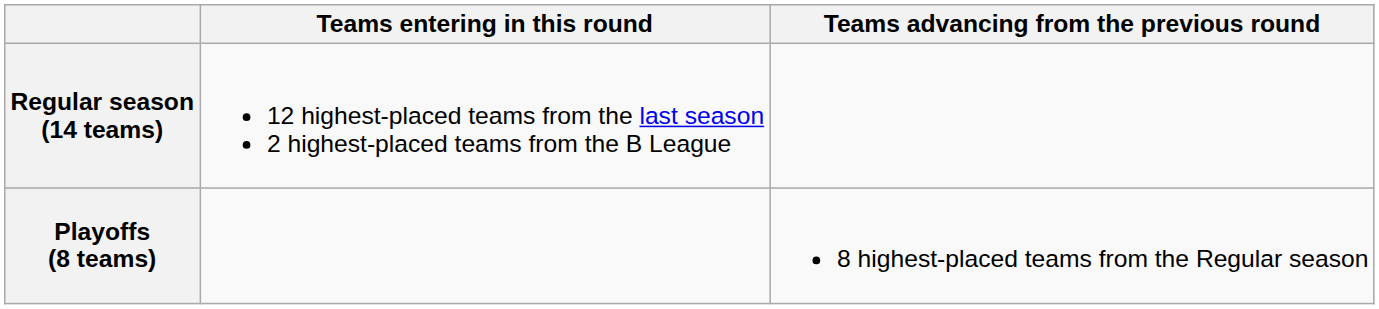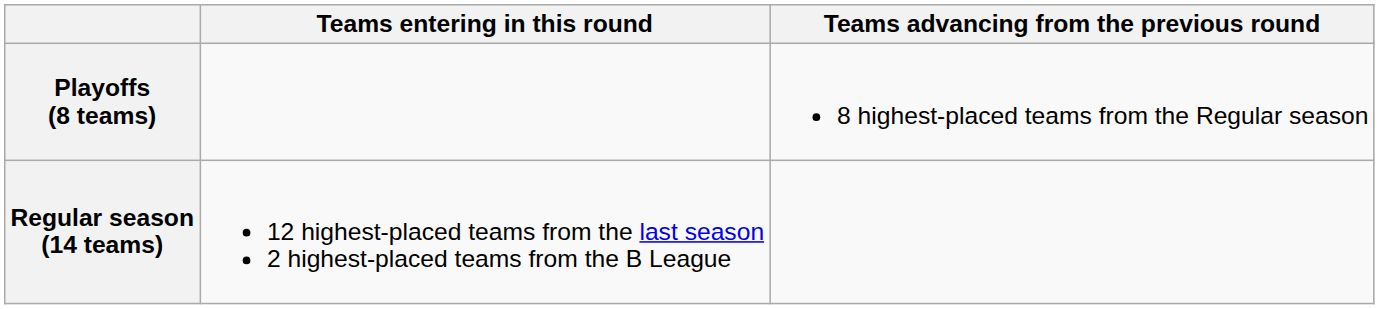rows swapped: (102, 115) <-> (102, 245)
